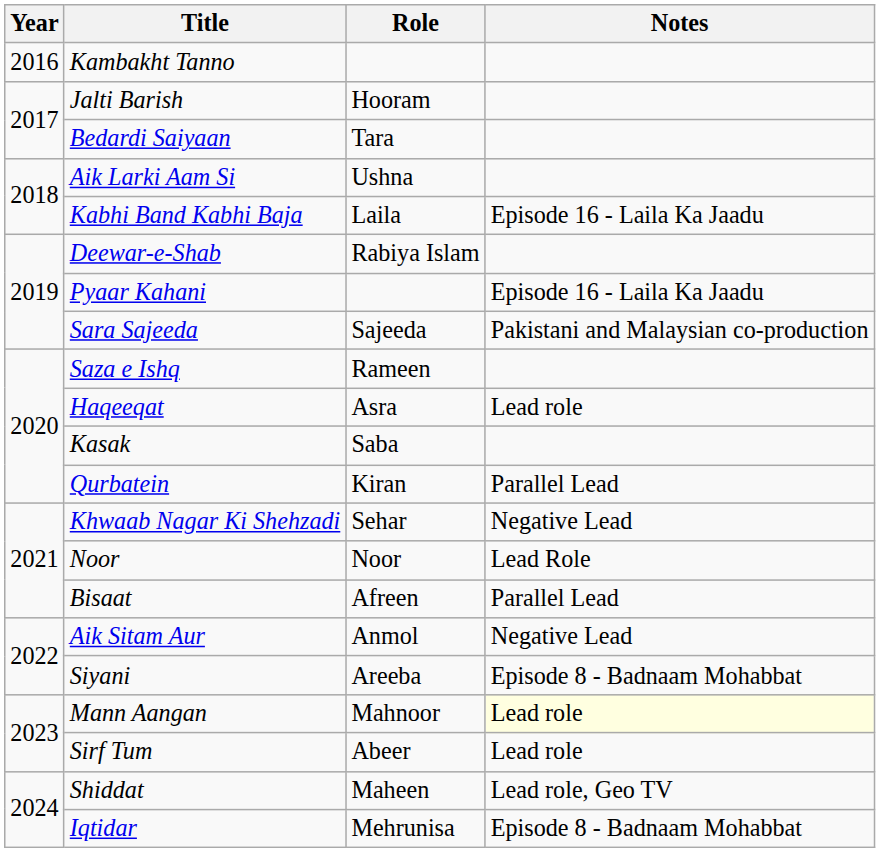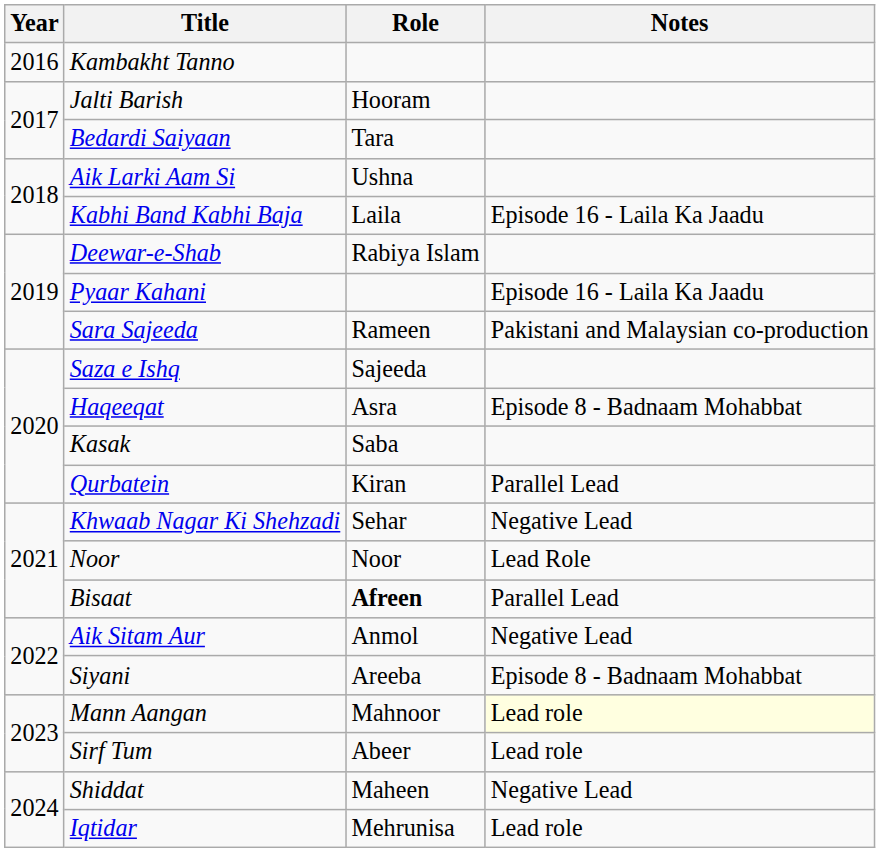(389, 330) Sajeeda -> (391, 330) Rameen
(391, 368) Rameen -> (389, 368) Sajeeda
(537, 406) Lead role -> (646, 406) Episode 8 - Badnaam Mohabbat
(385, 598) normal -> (387, 598) bold
(582, 789) Lead role, Geo TV -> (561, 789) Negative Lead
(646, 828) Episode 8 - Badnaam Mohabbat -> (537, 828) Lead role
